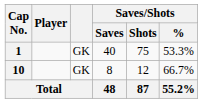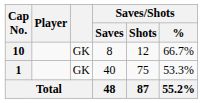rows swapped: (18, 51) <-> (18, 70)
